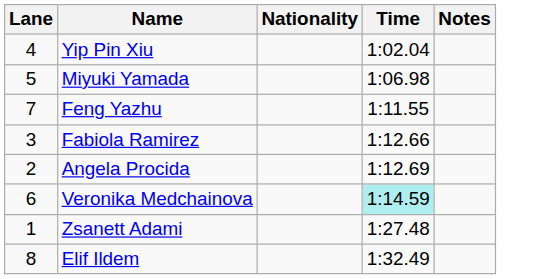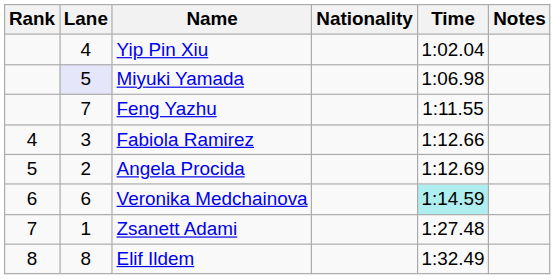+ column: (32, 19)
(31, 79) no background -> (86, 79) lavender background
